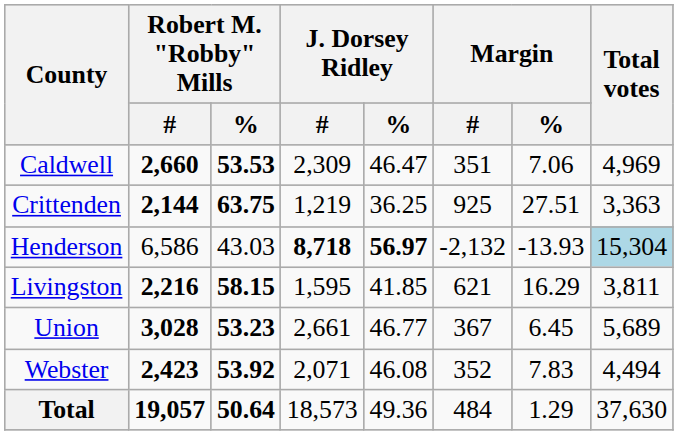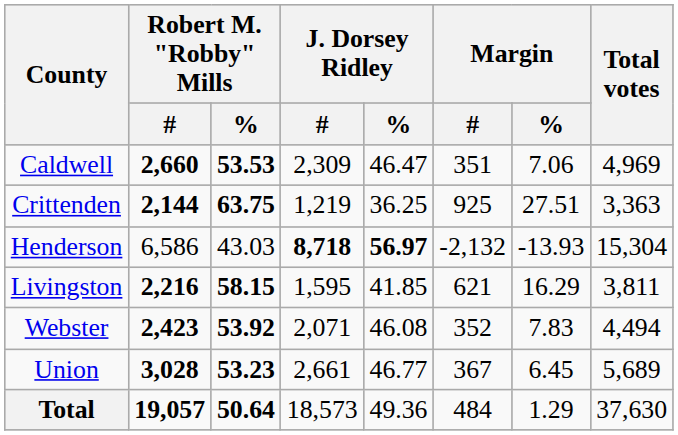(632, 246) lightblue background -> (632, 246) no background
rows swapped: (67, 328) <-> (67, 368)
